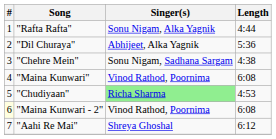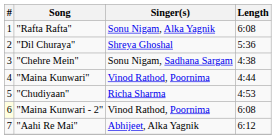(247, 28) 4:44 -> (247, 28) 6:08
(153, 45) Abhijeet, Alka Yagnik -> (140, 45) Shreya Ghoshal
(247, 77) 6:08 -> (247, 77) 4:44
(137, 93) lightgreen background -> (137, 93) no background
(140, 126) Shreya Ghoshal -> (153, 126) Abhijeet, Alka Yagnik
